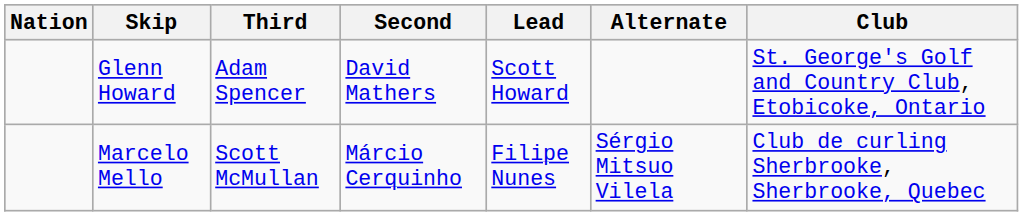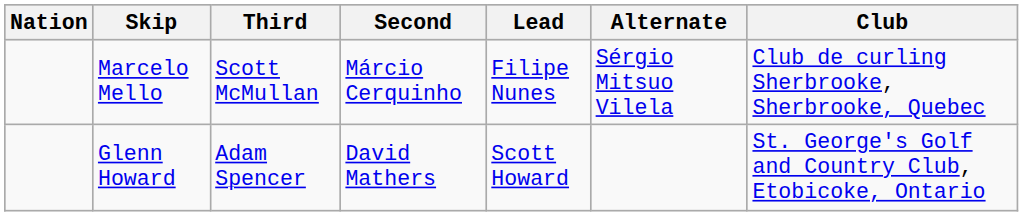rows swapped: (143, 167) <-> (137, 82)
